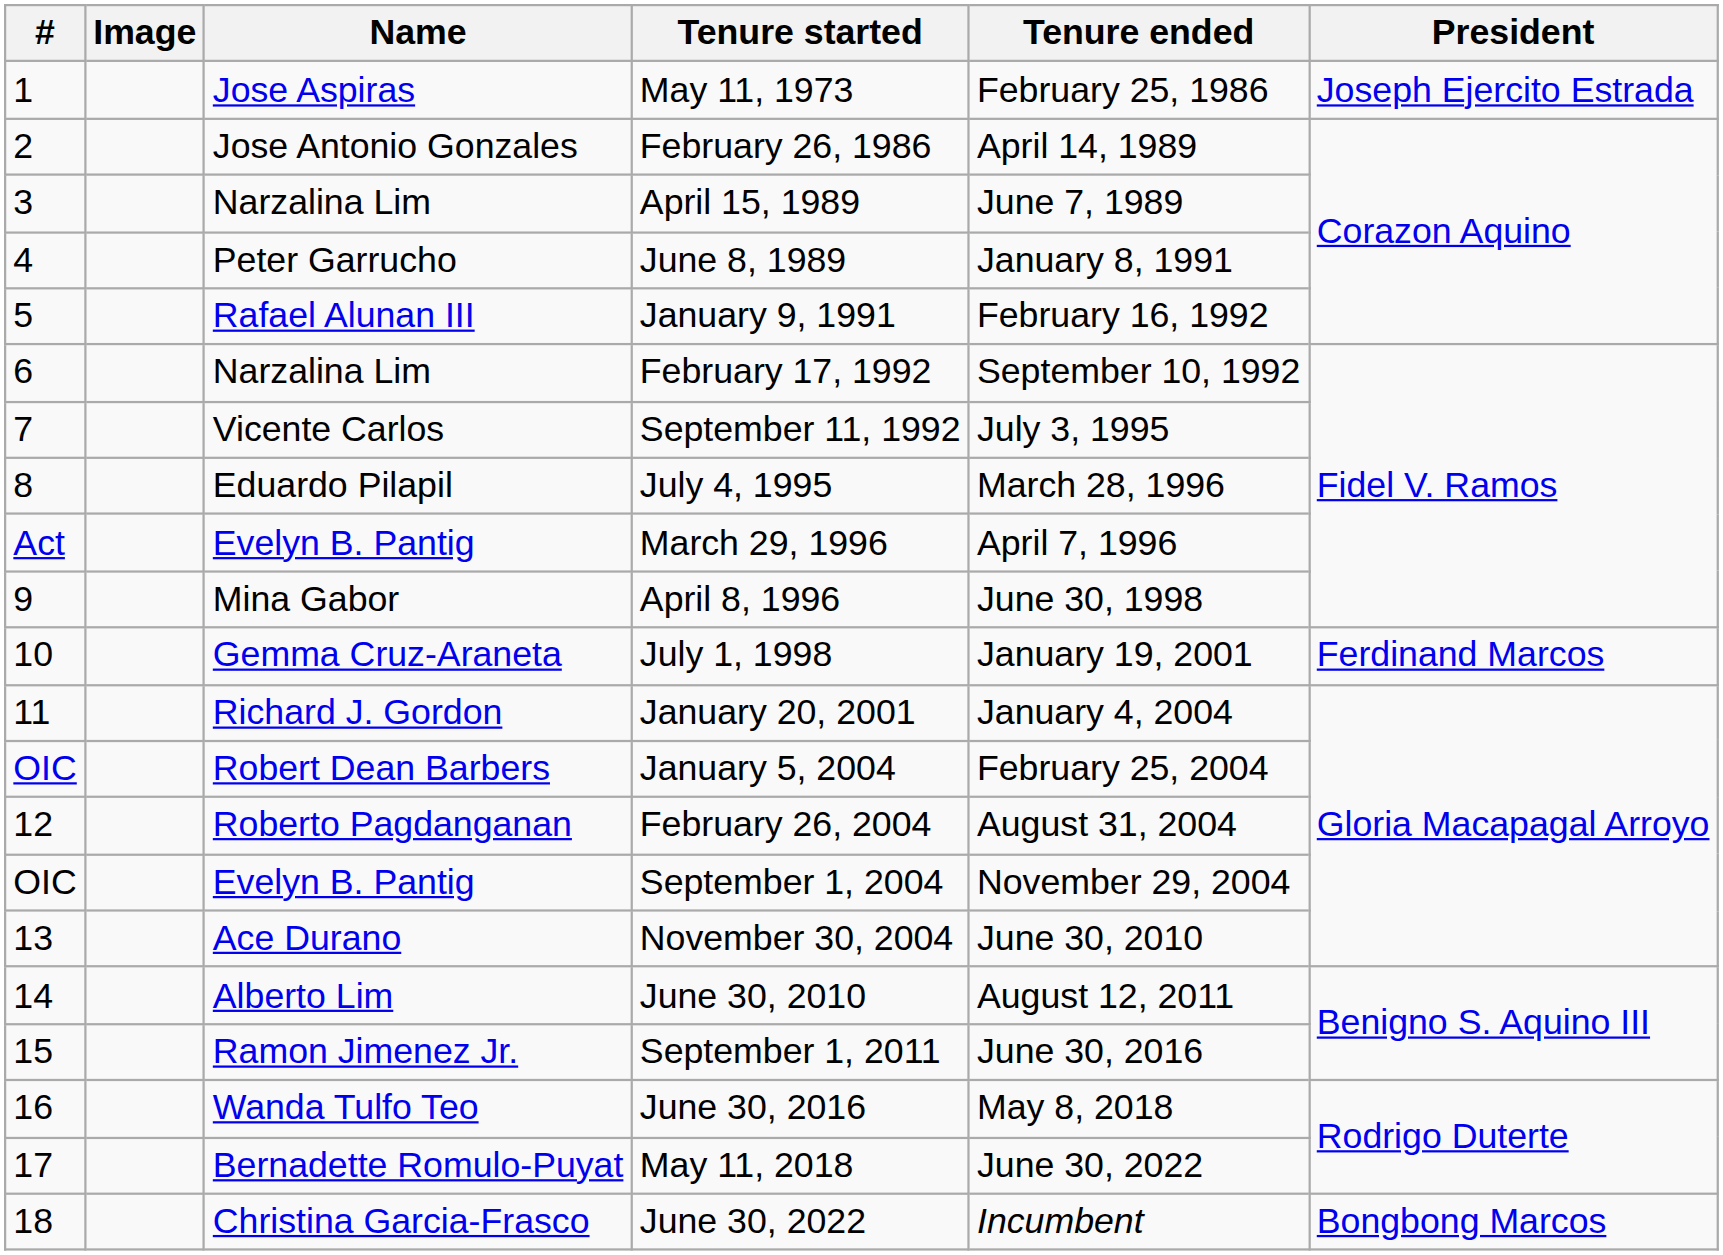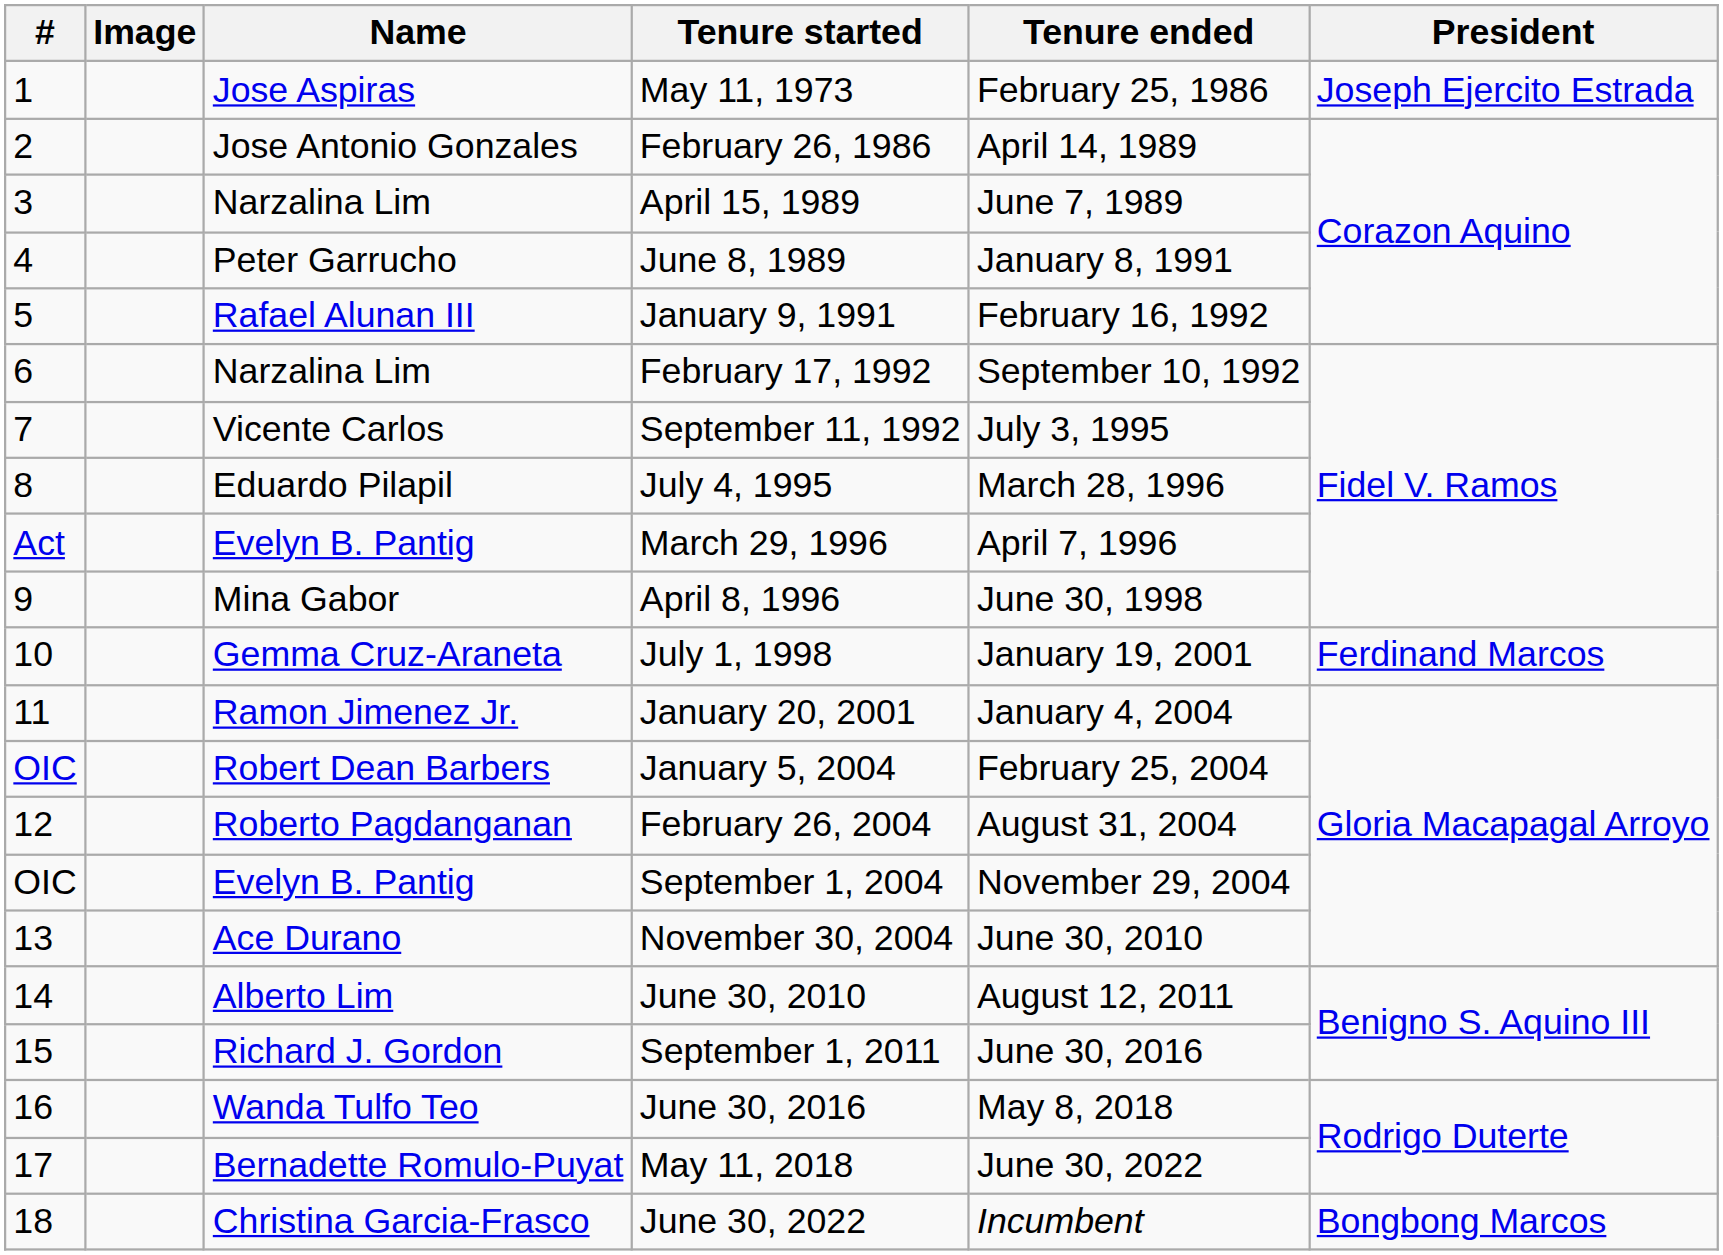(358, 711) Richard J. Gordon -> (366, 711) Ramon Jimenez Jr.
(366, 1051) Ramon Jimenez Jr. -> (358, 1051) Richard J. Gordon
